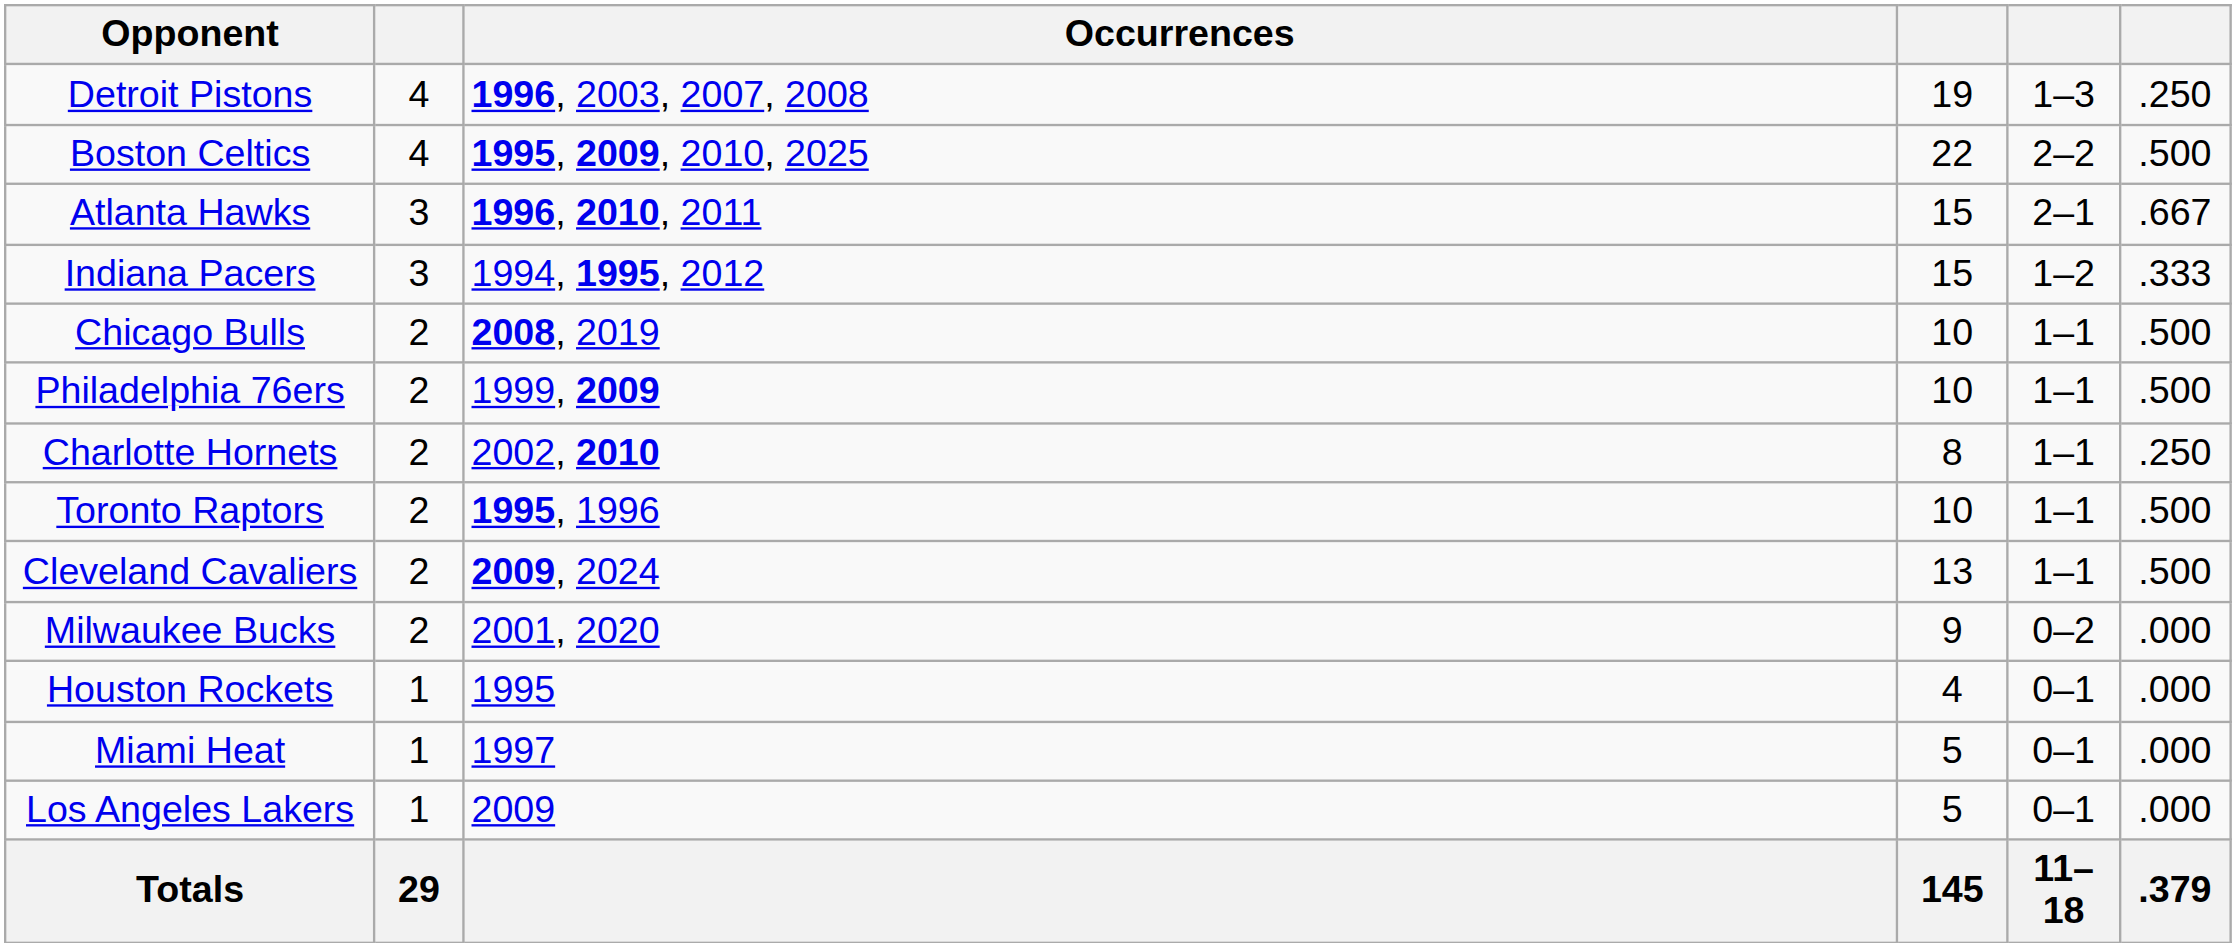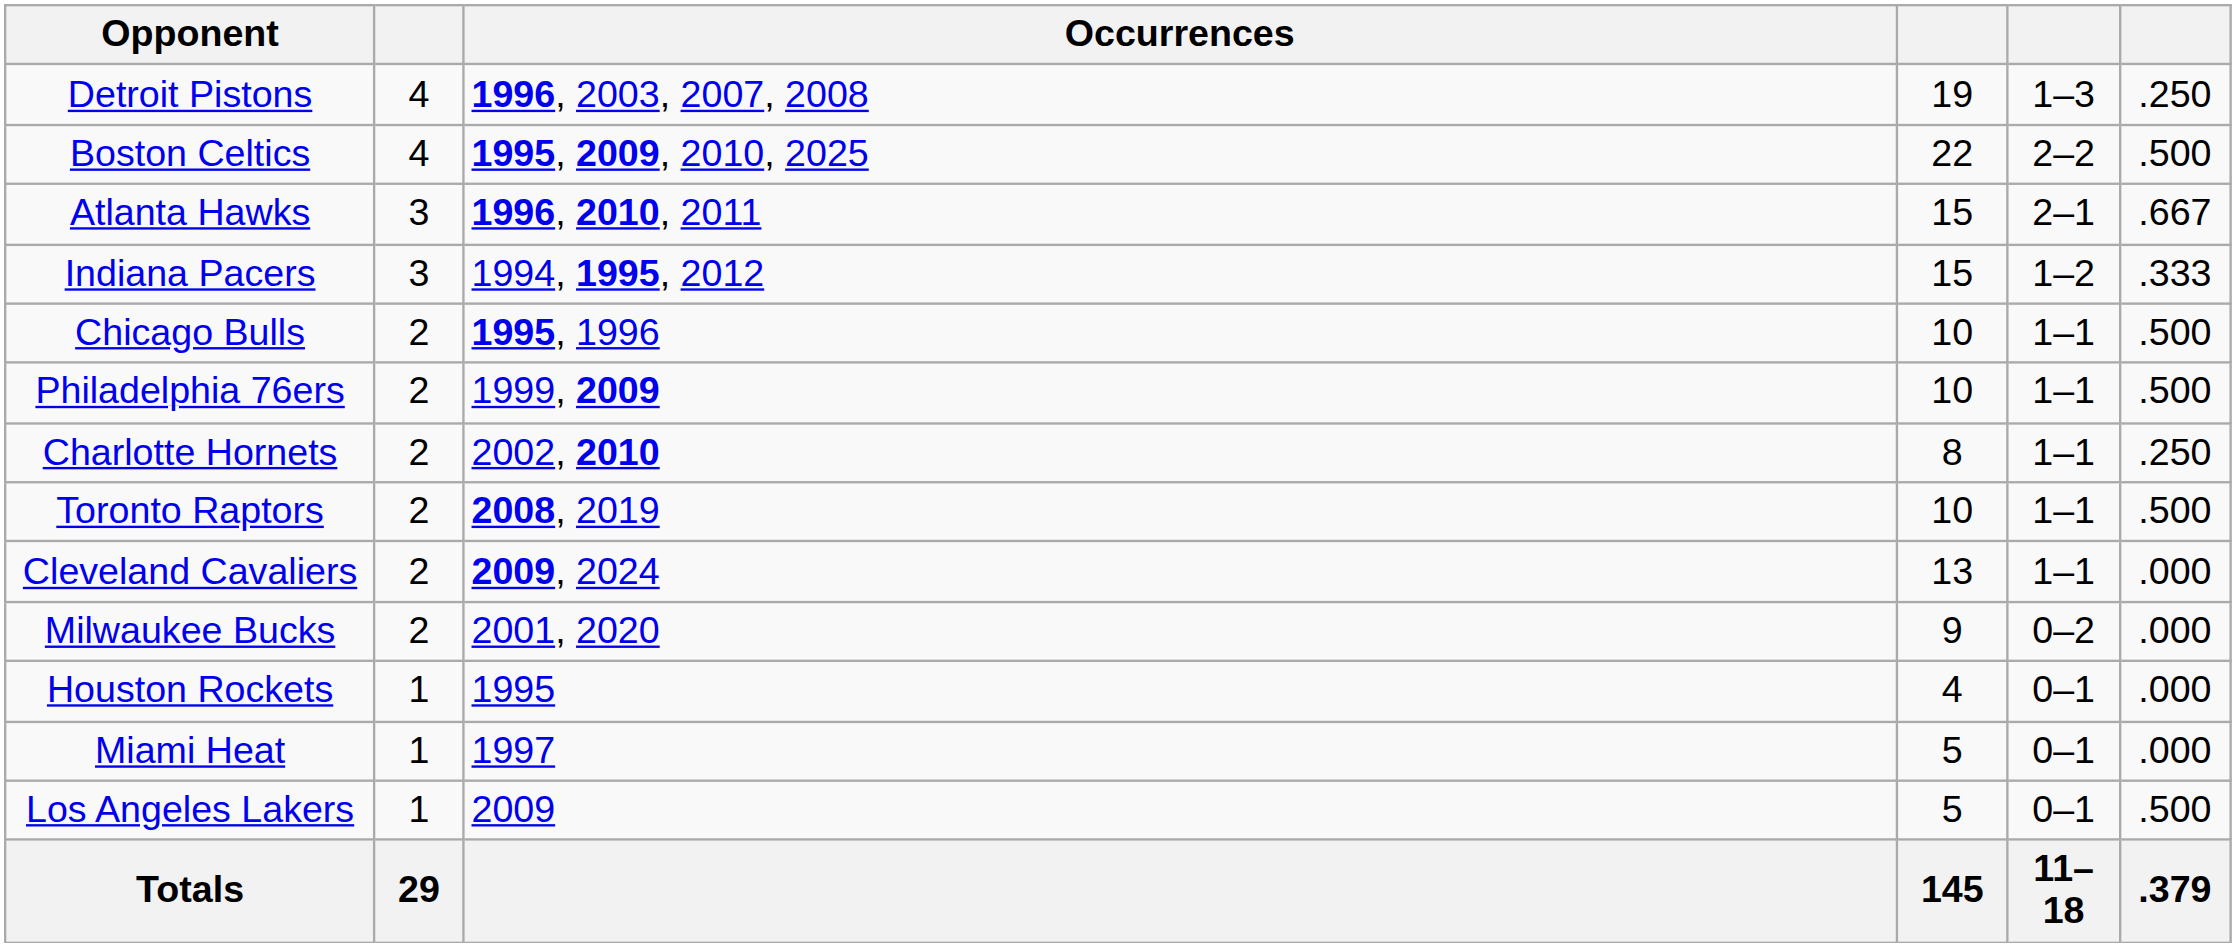(566, 332) 2008, 2019 -> (566, 332) 1995, 1996
(566, 511) 1995, 1996 -> (566, 511) 2008, 2019
(2175, 570) .500 -> (2175, 570) .000
(2175, 809) .000 -> (2175, 809) .500
